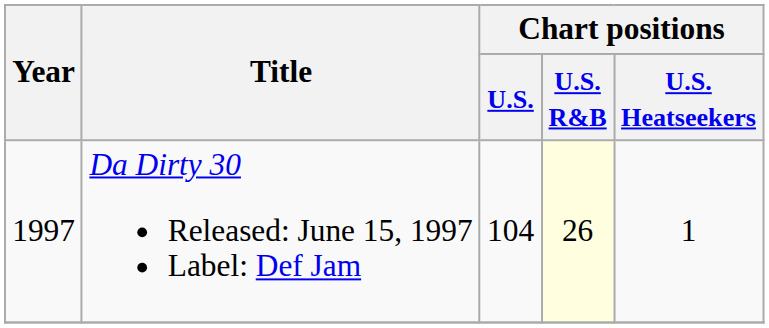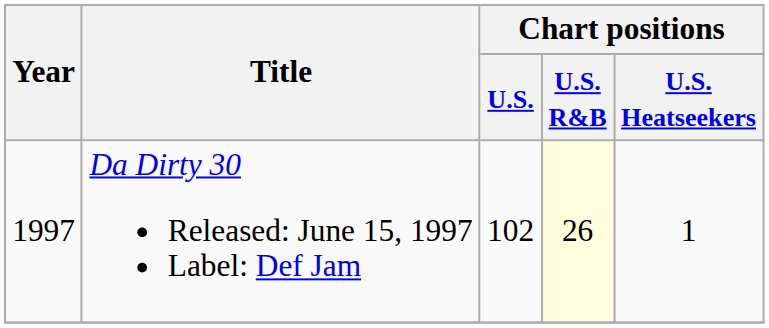(511, 230) 104 -> (511, 230) 102
